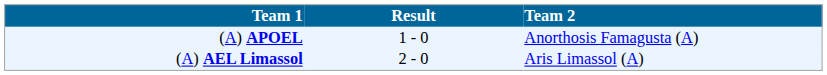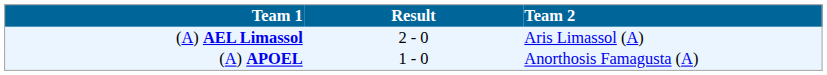rows swapped: (239, 59) <-> (261, 37)
